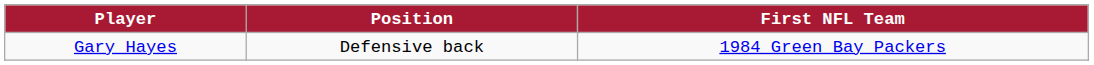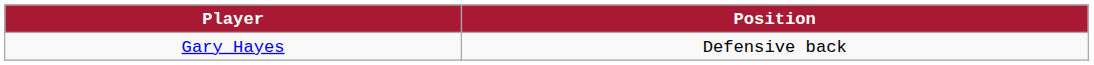- column: (833, 19)
